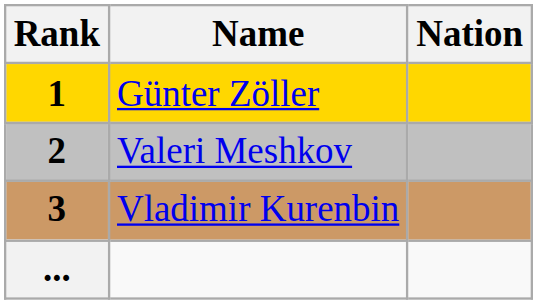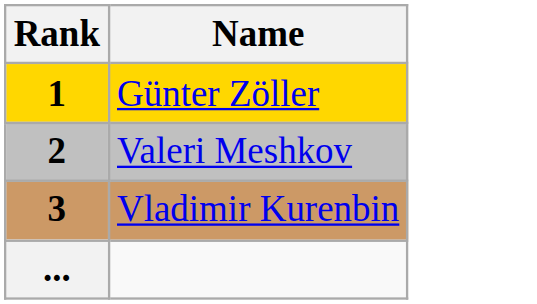- column: (470, 33)
